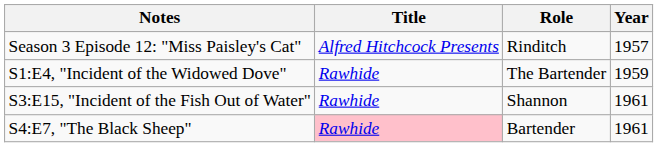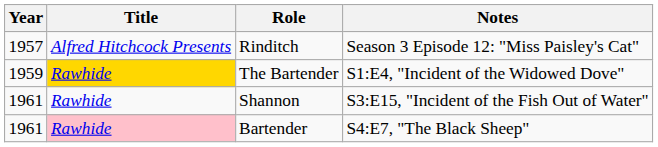columns swapped: (631, 18) <-> (160, 18)
(349, 73) no background -> (81, 73) gold background
